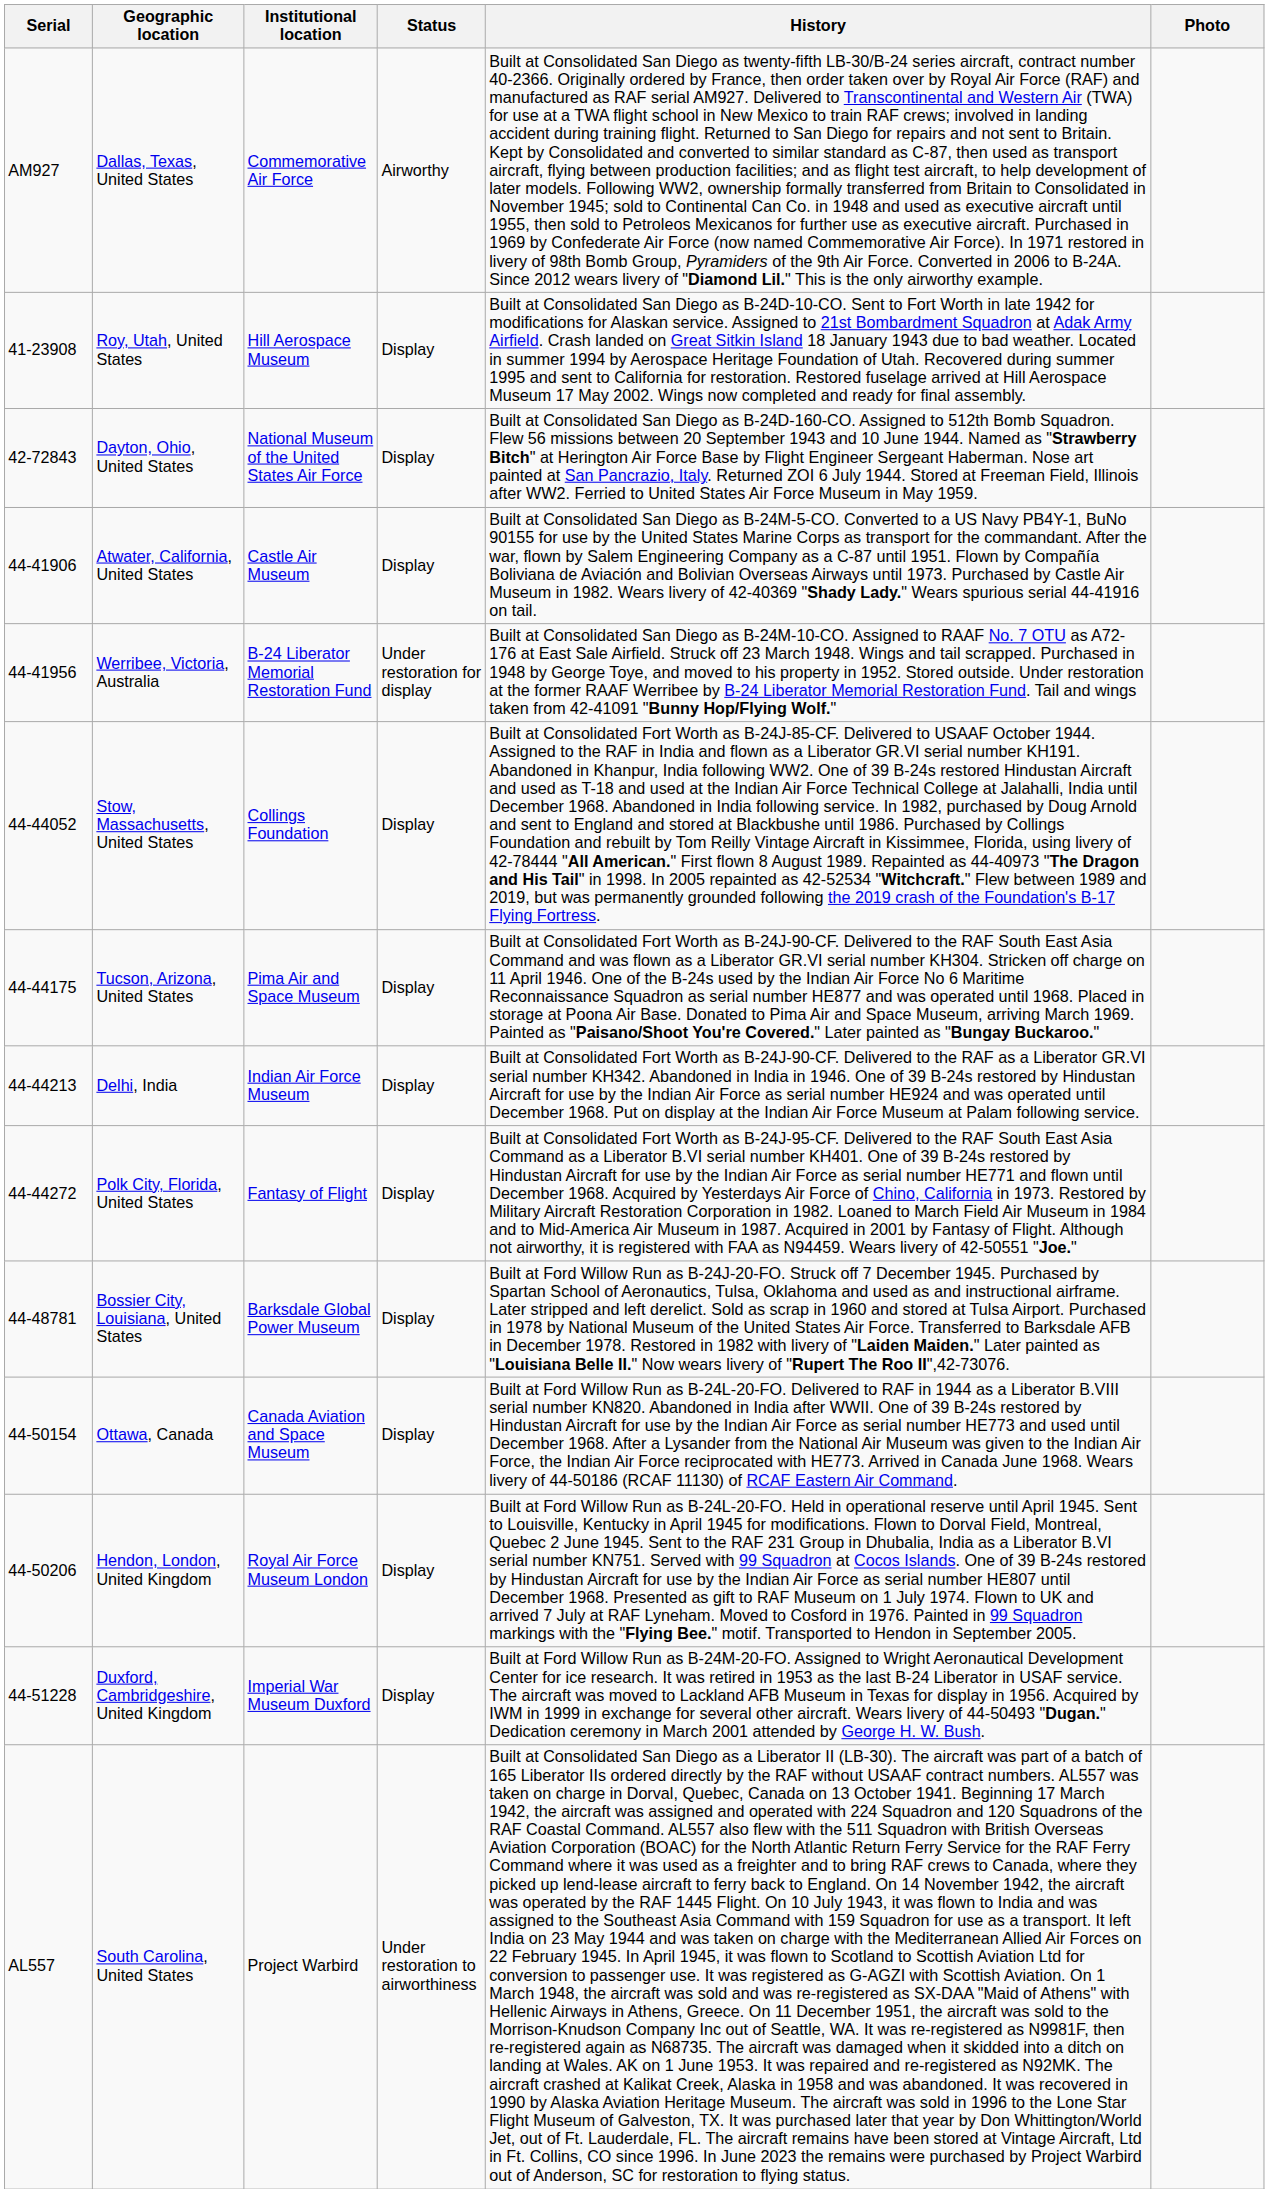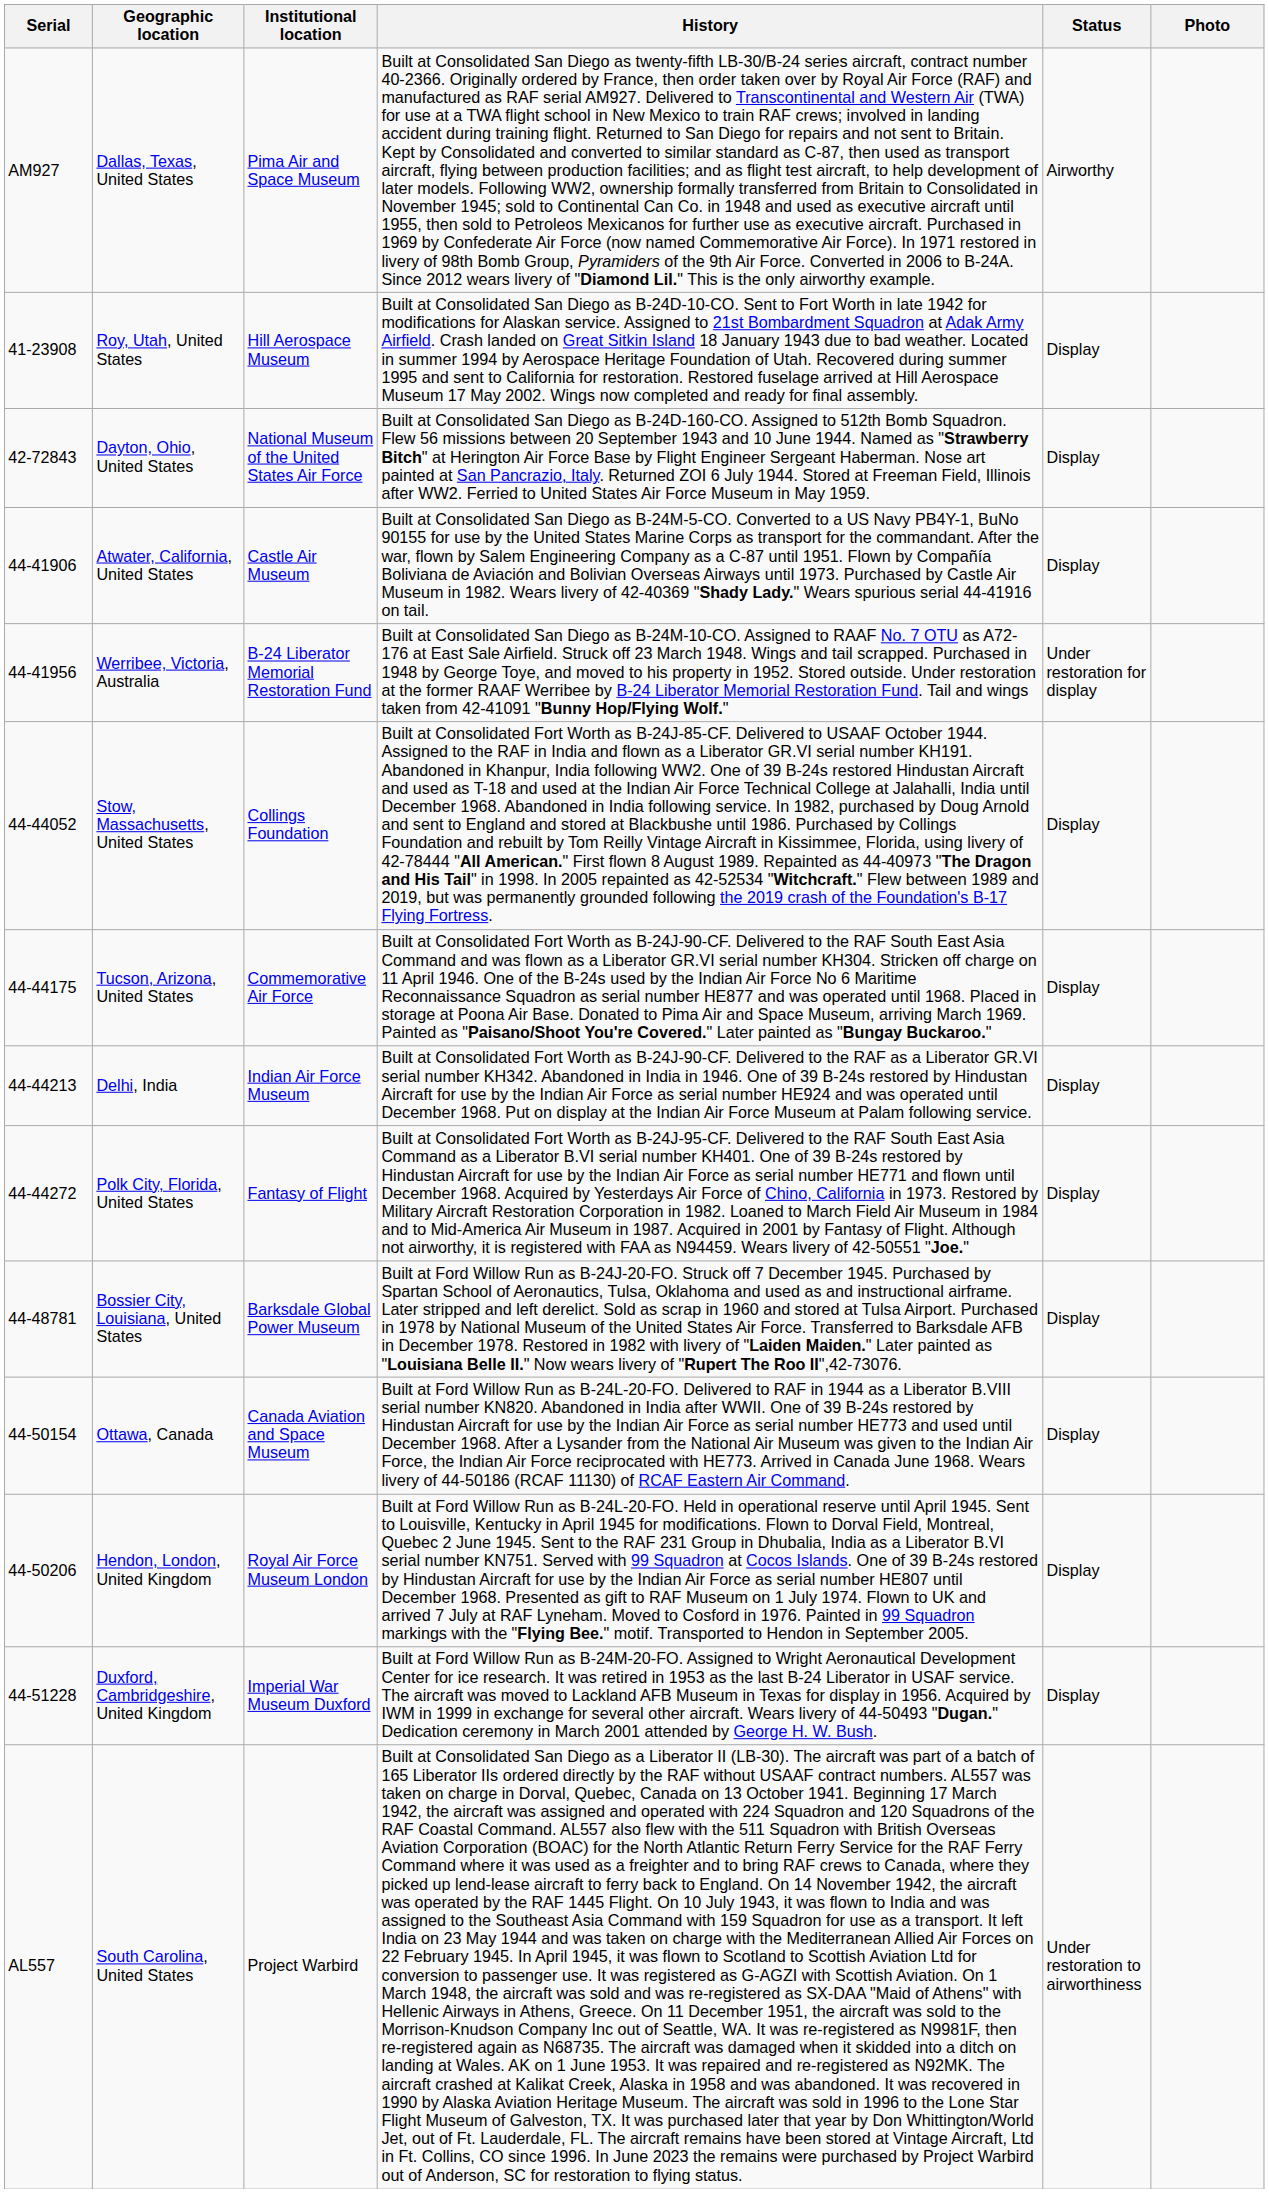columns swapped: (432, 26) <-> (818, 26)
(307, 170) Commemorative Air Force -> (304, 170) Pima Air and Space Museum
(304, 987) Pima Air and Space Museum -> (307, 987) Commemorative Air Force
